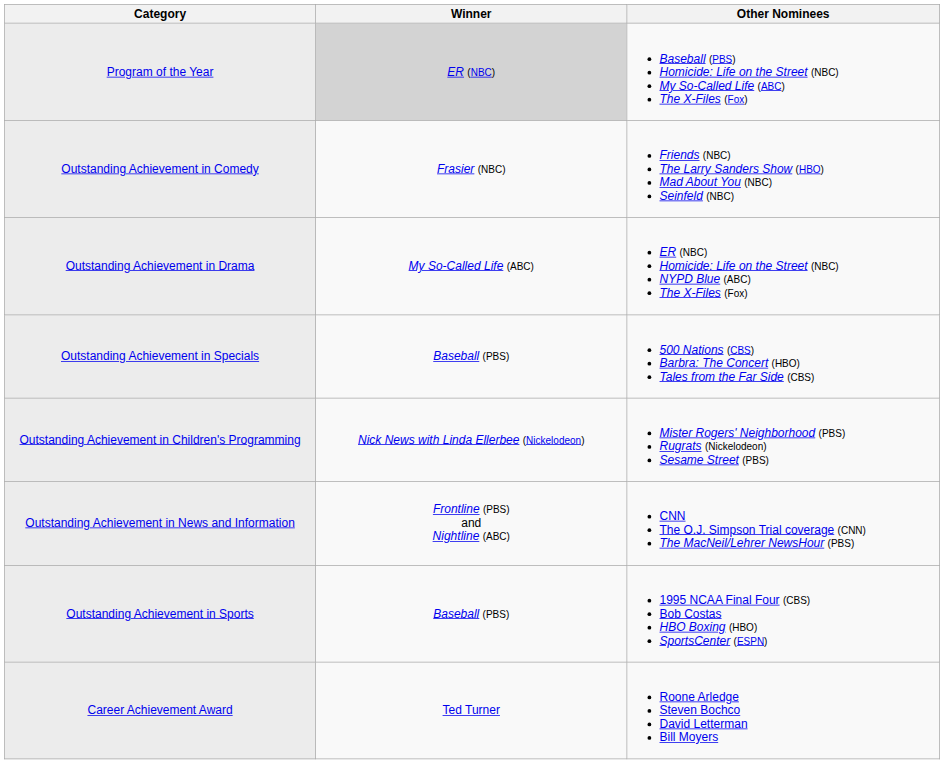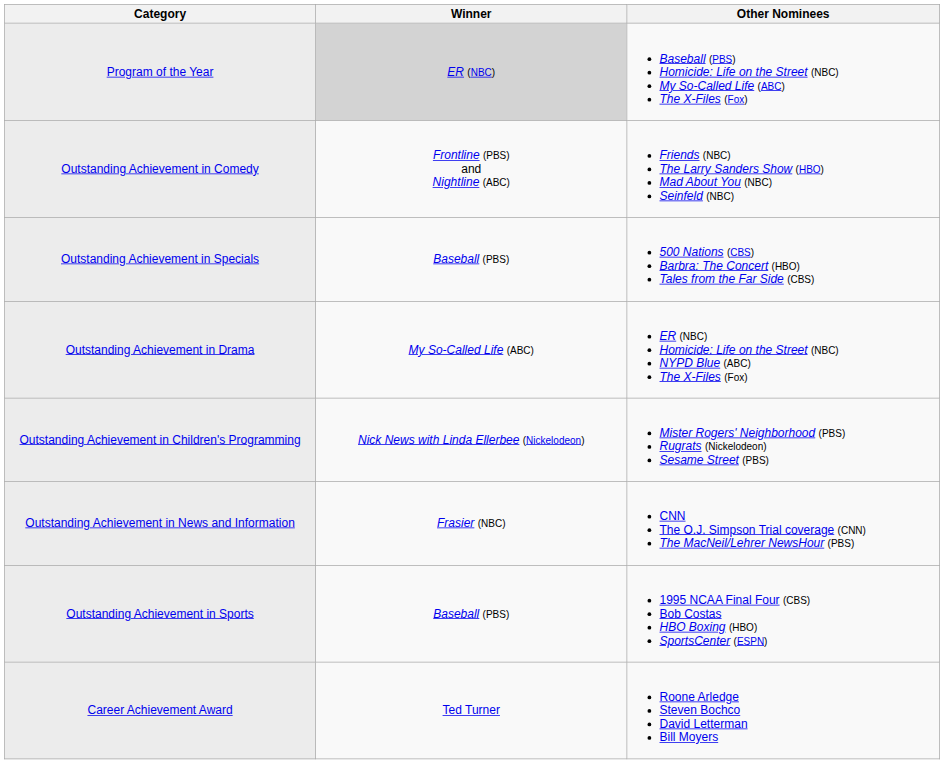(471, 169) Frasier (NBC) -> (471, 169) Frontline (PBS) and Nightline (ABC)
rows swapped: (160, 266) <-> (160, 356)
(471, 523) Frontline (PBS) and Nightline (ABC) -> (471, 523) Frasier (NBC)
